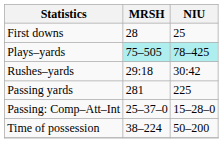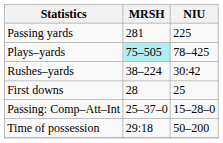rows swapped: (35, 33) <-> (40, 90)
(191, 52) paleturquoise background -> (191, 52) no background
(139, 71) 29:18 -> (144, 71) 38–224
(144, 128) 38–224 -> (139, 128) 29:18
